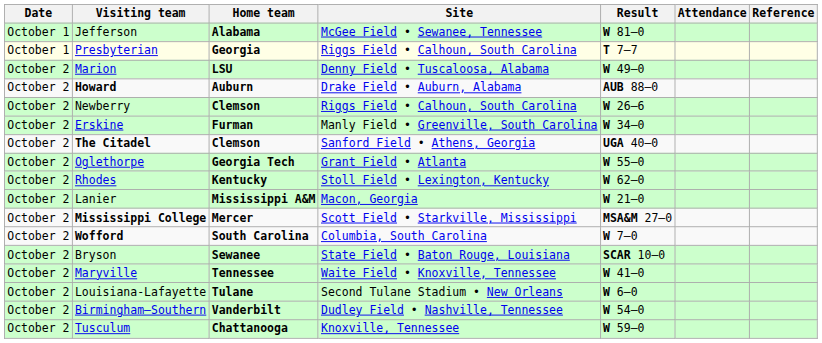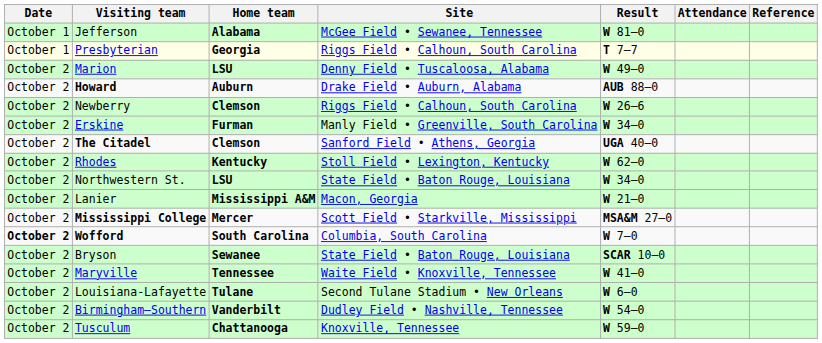- row: (110, 162)
+ row: (130, 181)
(38, 237) normal -> (38, 237) bold
